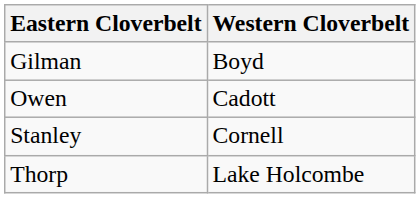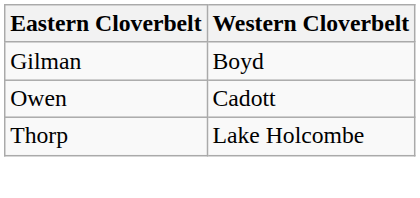- row: (46, 135)
